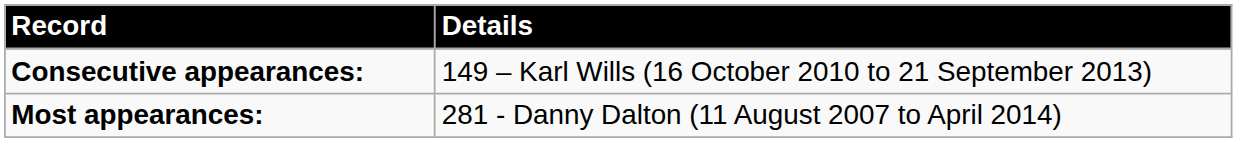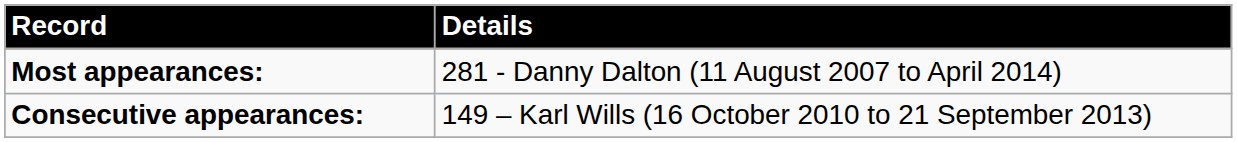rows swapped: (137, 114) <-> (188, 70)
